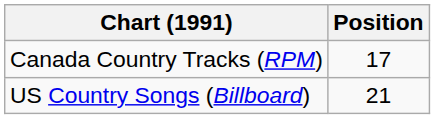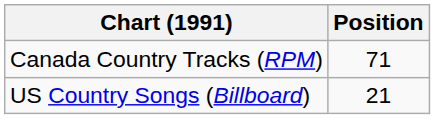(378, 58) 17 -> (378, 58) 71
